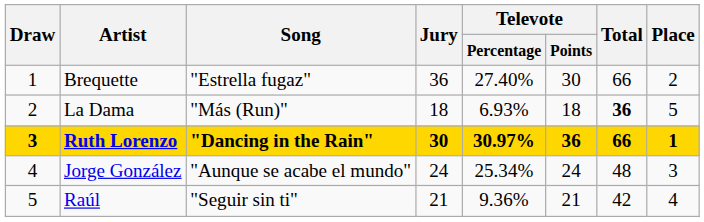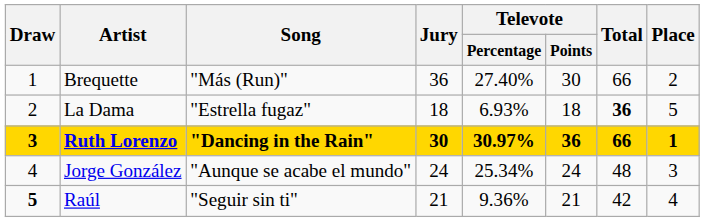(251, 79) "Estrella fugaz" -> (239, 79) "Más (Run)"
(239, 110) "Más (Run)" -> (251, 110) "Estrella fugaz"
(32, 200) normal -> (32, 200) bold
